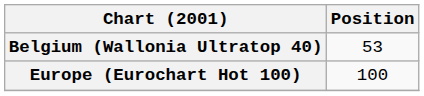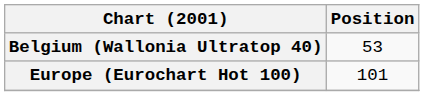(373, 76) 100 -> (373, 76) 101
